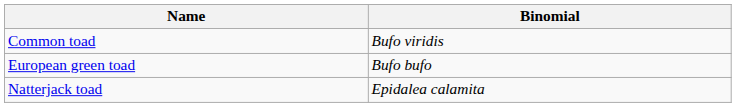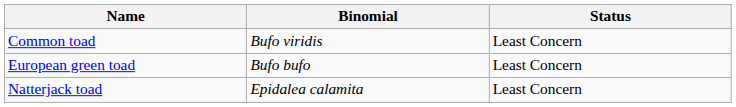+ column: (610, 16)
